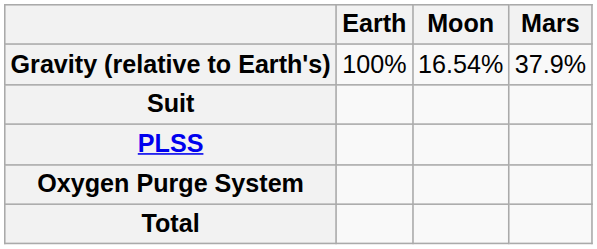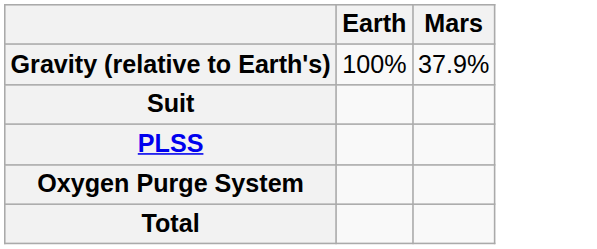- column: (461, 24)
